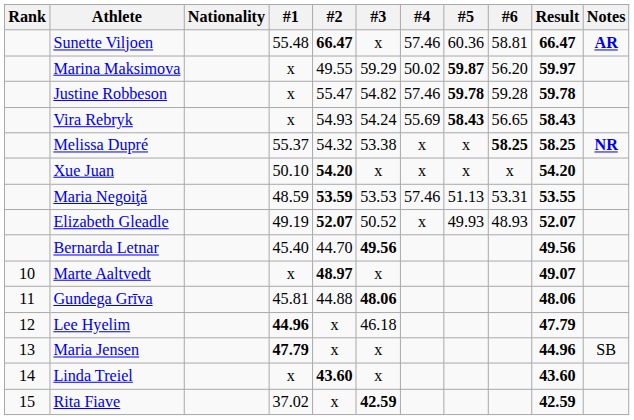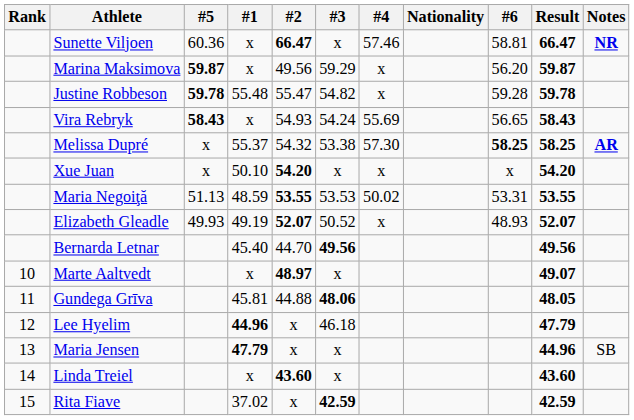columns swapped: (226, 17) <-> (466, 17)
(291, 42) 55.48 -> (250, 42) x
(606, 42) AR -> (606, 42) NR
(335, 68) 49.55 -> (294, 68) 49.56
(422, 68) 50.02 -> (381, 68) x
(557, 68) 59.97 -> (557, 68) 59.87
(291, 94) x -> (250, 94) 55.48
(422, 94) 57.46 -> (381, 94) x
(422, 145) x -> (381, 145) 57.30
(606, 145) NR -> (606, 145) AR
(335, 196) 53.59 -> (294, 196) 53.55
(422, 196) 57.46 -> (381, 196) 50.02
(557, 299) 48.06 -> (557, 299) 48.05
